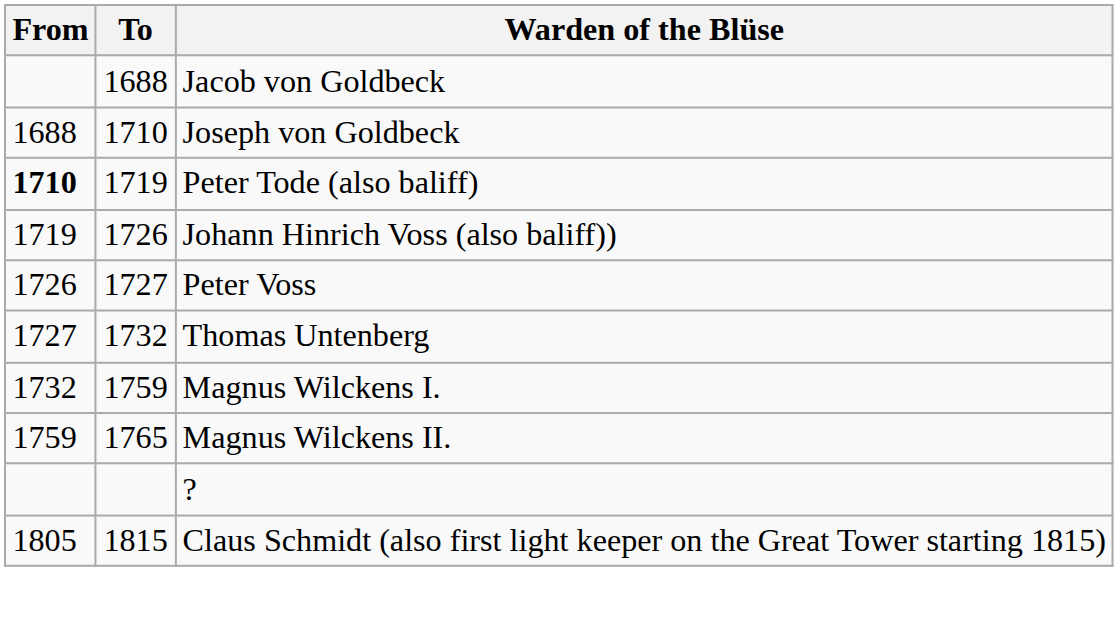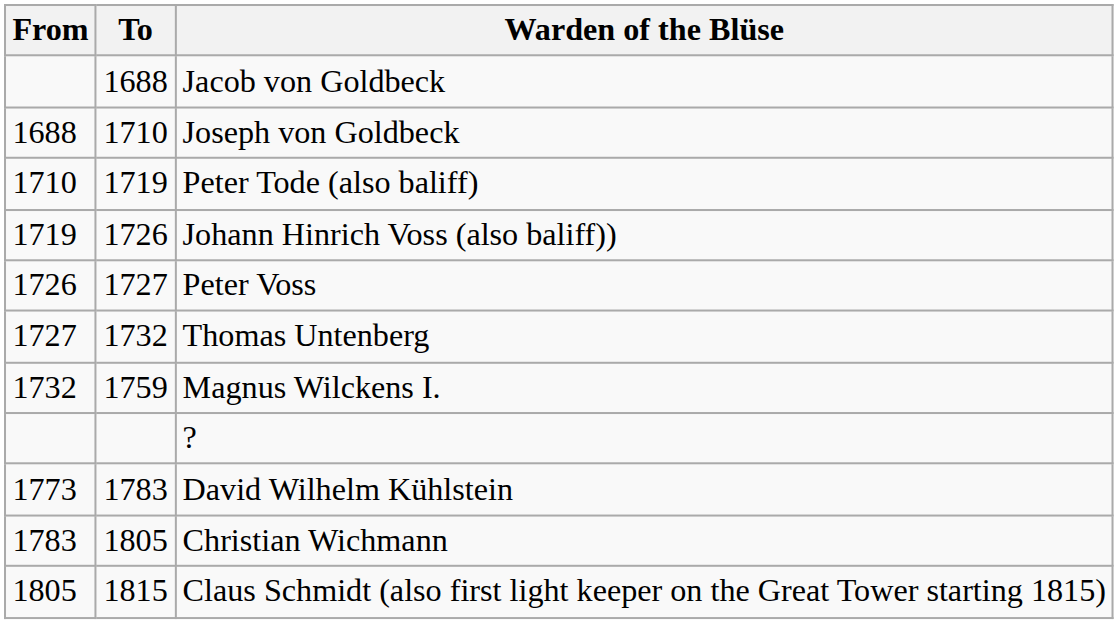(45, 183) bold -> (45, 183) normal
- row: (317, 438)
+ row: (348, 489)
+ row: (315, 540)
